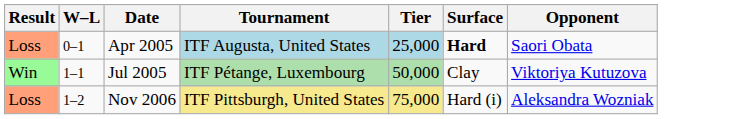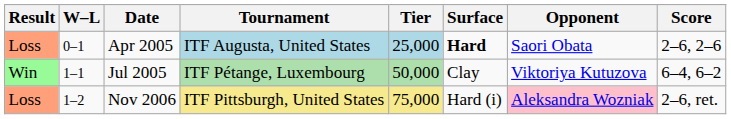+ column: (691, 18)
(582, 99) no background -> (582, 99) pink background
